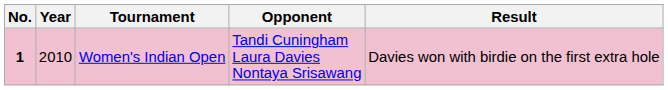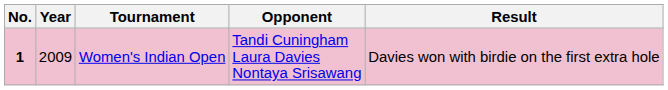(55, 57) 2010 -> (55, 57) 2009
